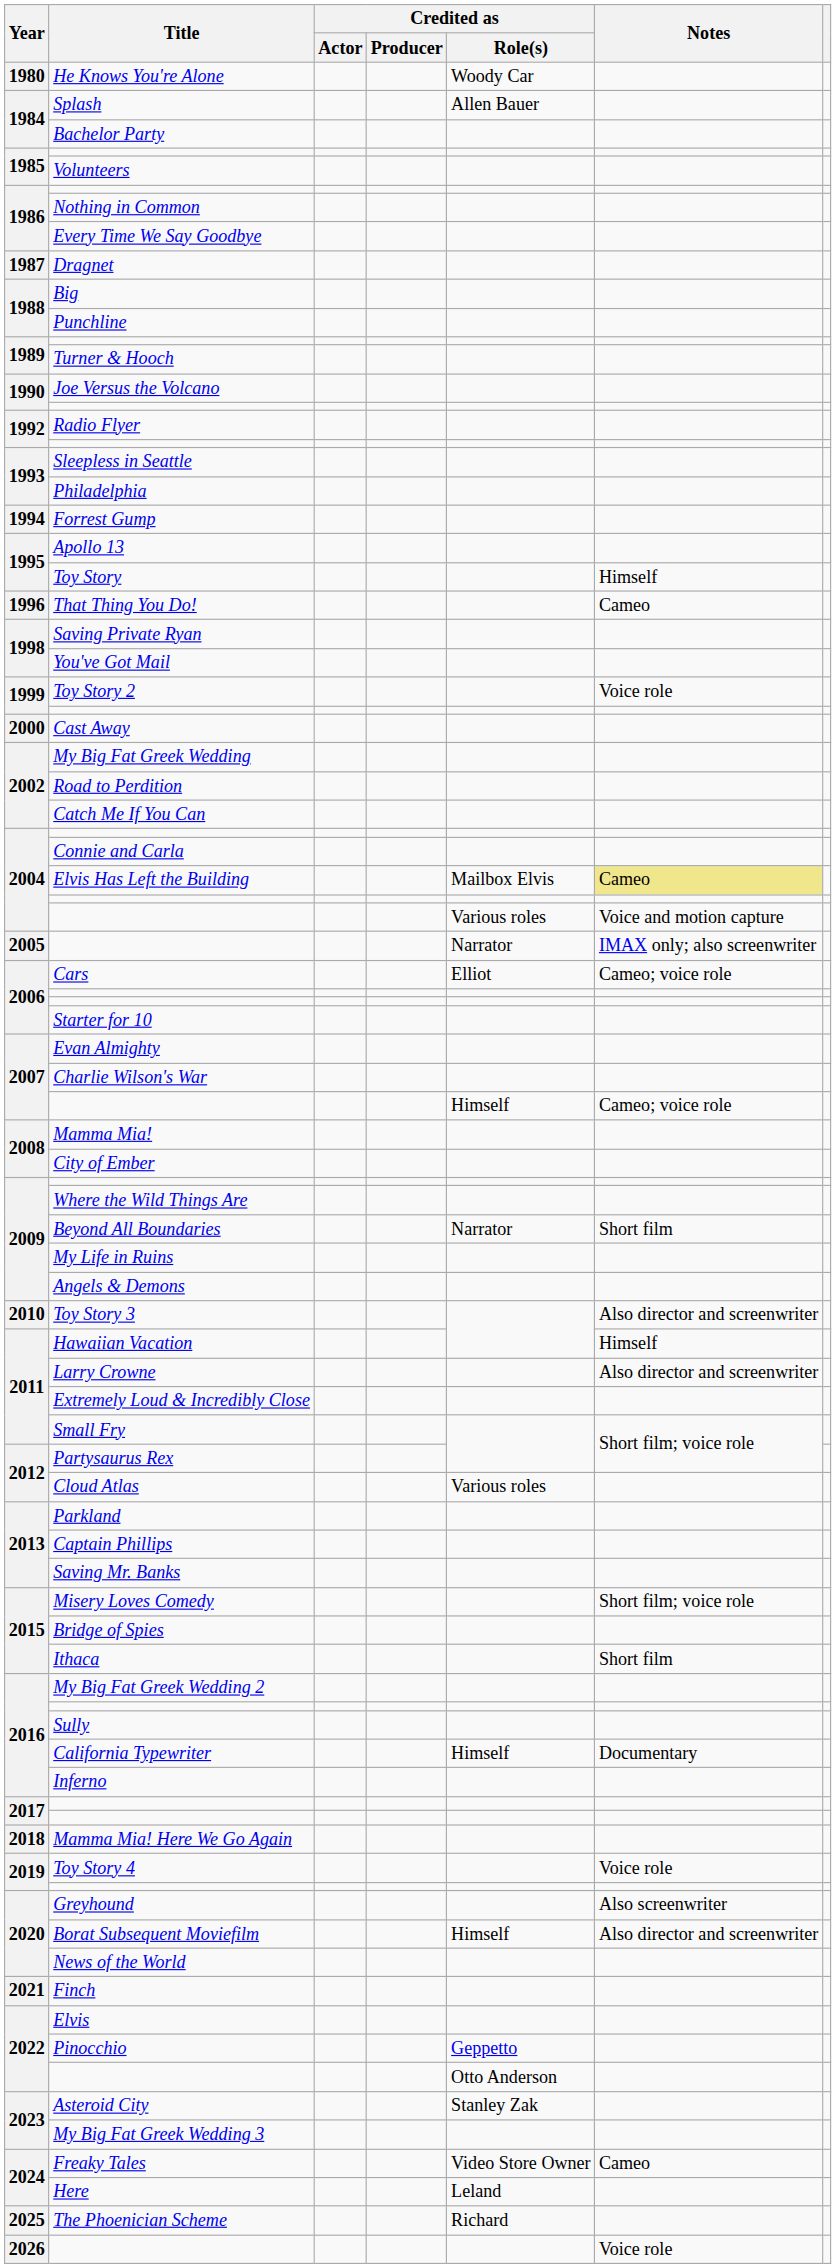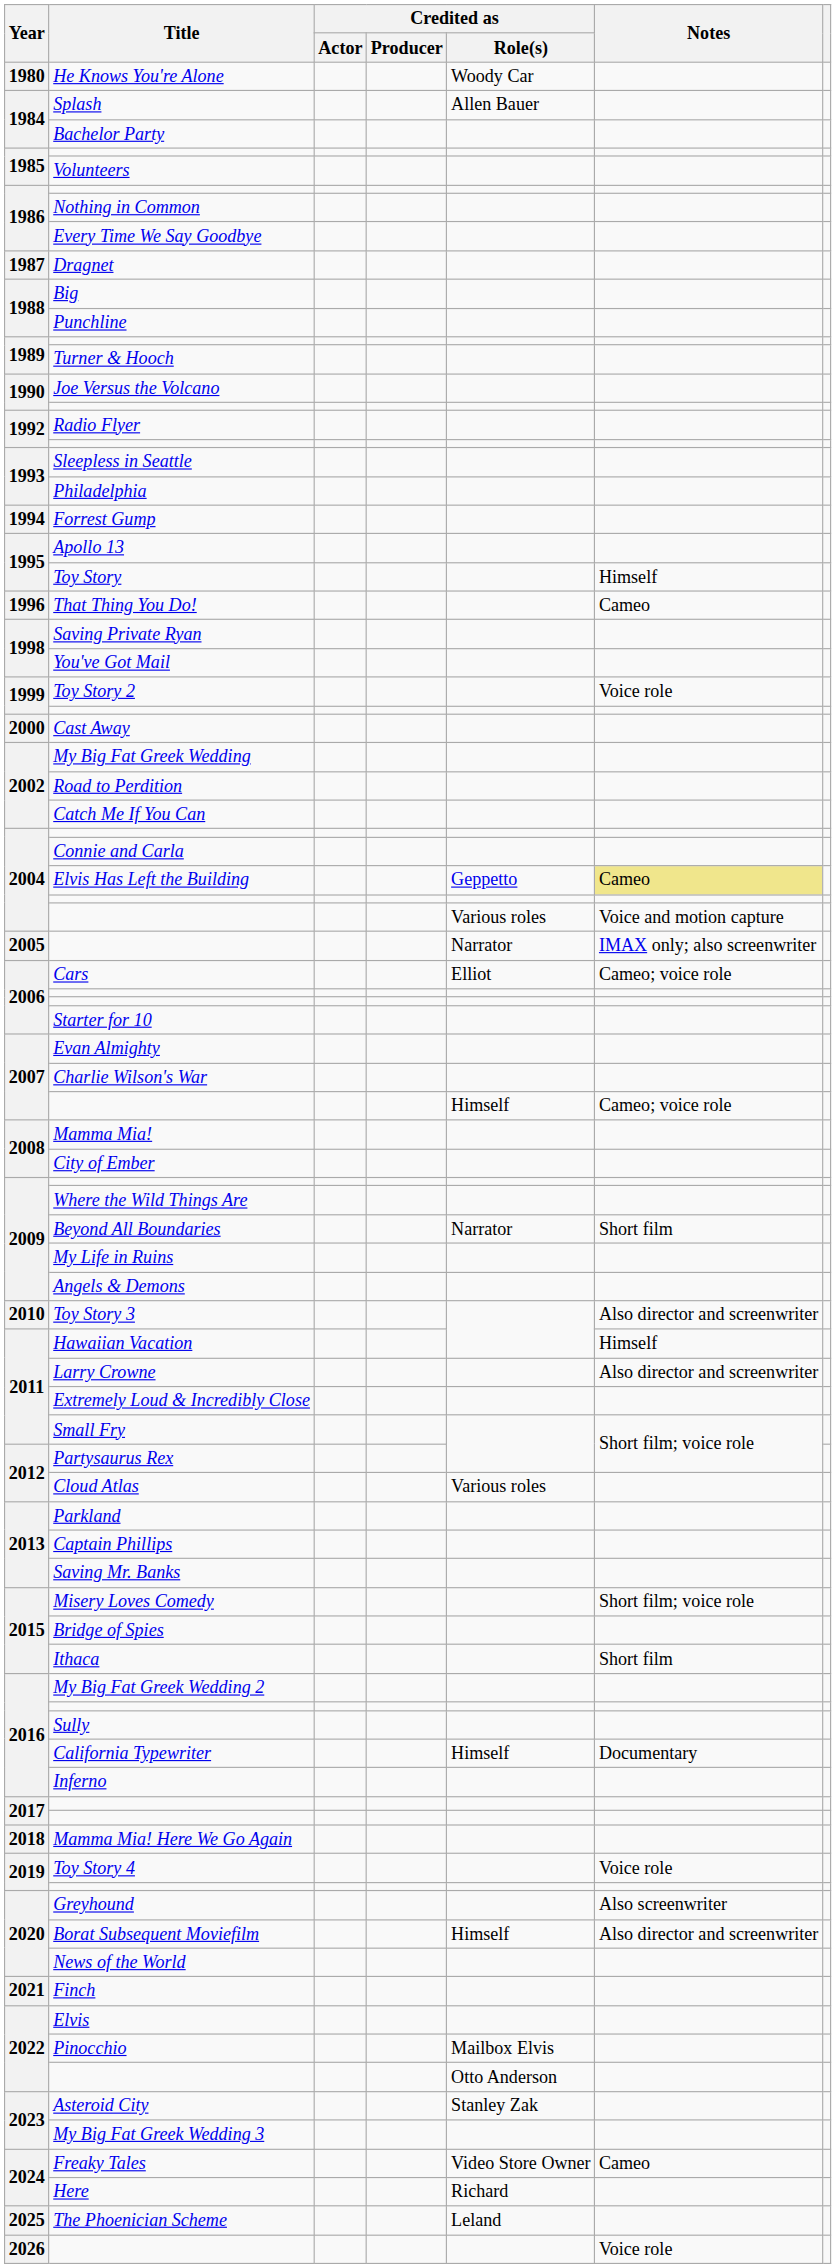(503, 880) Mailbox Elvis -> (484, 880) Geppetto
(484, 2048) Geppetto -> (503, 2048) Mailbox Elvis
(476, 2191) Leland -> (480, 2191) Richard
(480, 2220) Richard -> (476, 2220) Leland
